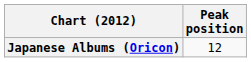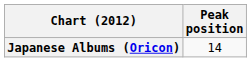(215, 47) 12 -> (215, 47) 14
